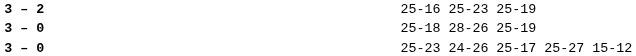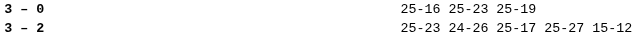(24, 10) 3 – 2 -> (24, 10) 3 – 0
- row: (468, 29)
(24, 48) 3 – 0 -> (24, 29) 3 – 2
